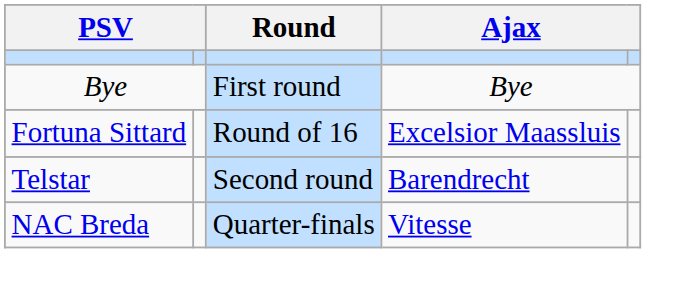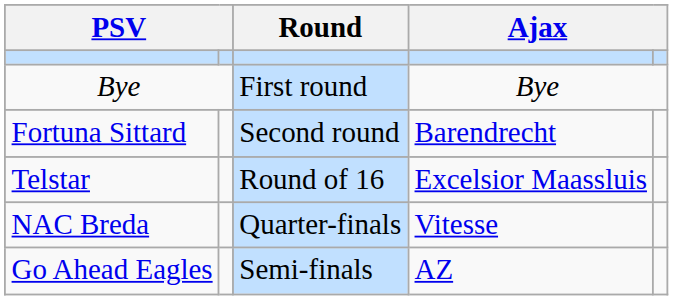(285, 132) Round of 16 -> (319, 132) Second round
(504, 132) Excelsior Maassluis -> (485, 132) Barendrecht
(293, 178) Second round -> (312, 178) Round of 16
(459, 178) Barendrecht -> (531, 178) Excelsior Maassluis
+ row: (112, 270)
